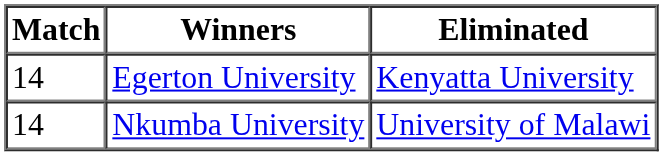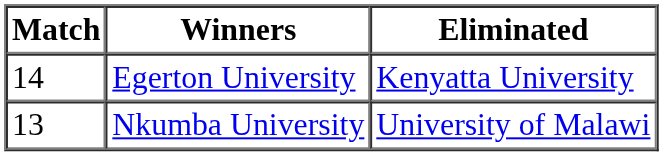(28, 124) 14 -> (28, 124) 13
